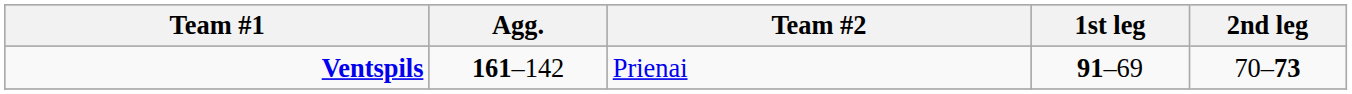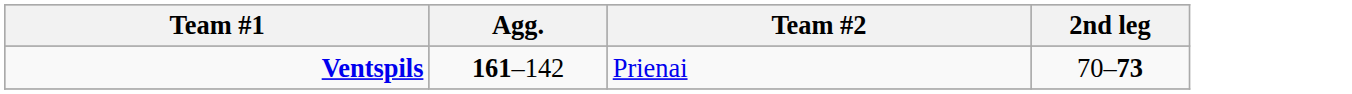- column: (1110, 25)
